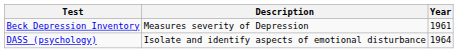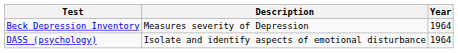(441, 26) 1961 -> (441, 26) 1964
